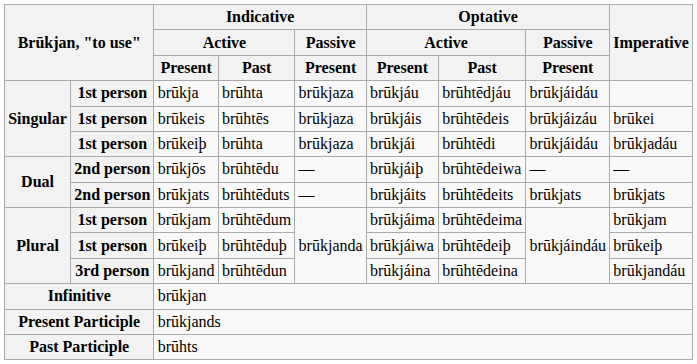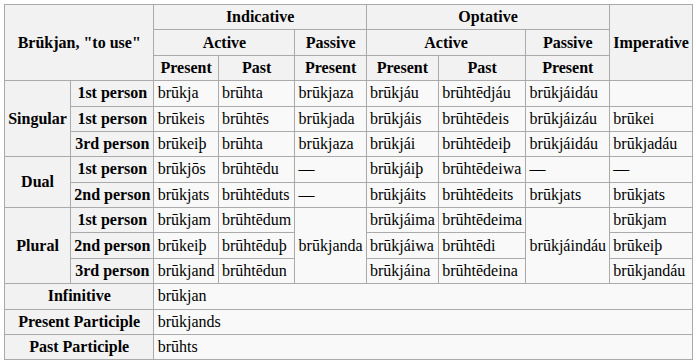(326, 118) brūkjaza -> (327, 118) brūkjada
(112, 144) 1st person -> (112, 144) 3rd person
(469, 144) brūhtēdi -> (476, 144) brūhtēdeiþ
(112, 169) 2nd person -> (112, 169) 1st person
(112, 245) 1st person -> (112, 245) 2nd person
(476, 245) brūhtēdeiþ -> (469, 245) brūhtēdi
